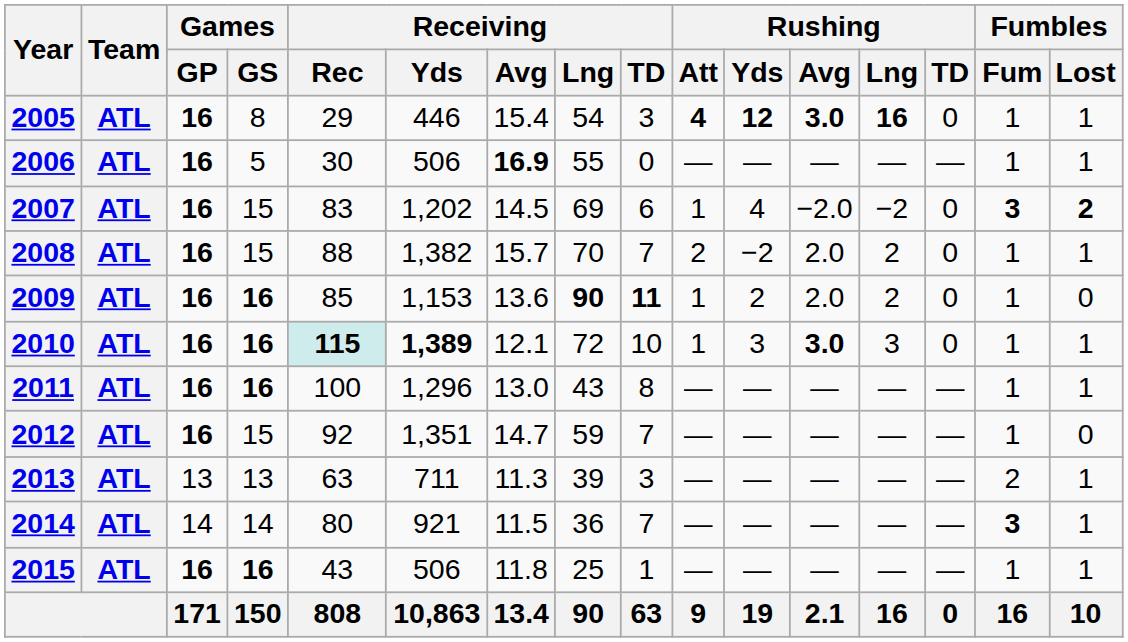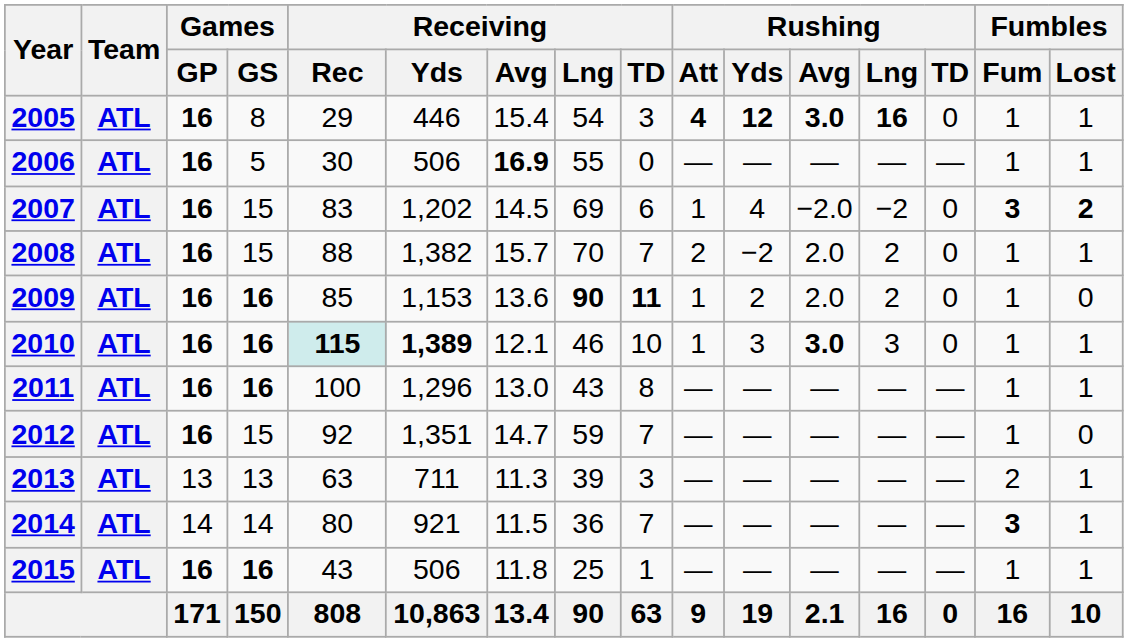(588, 343) 72 -> (588, 343) 46
